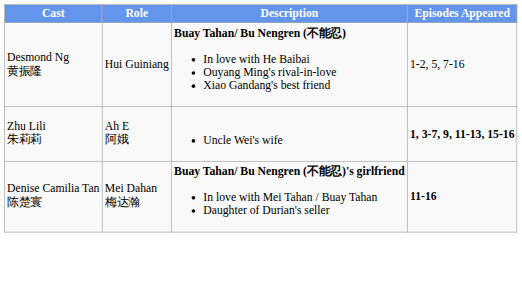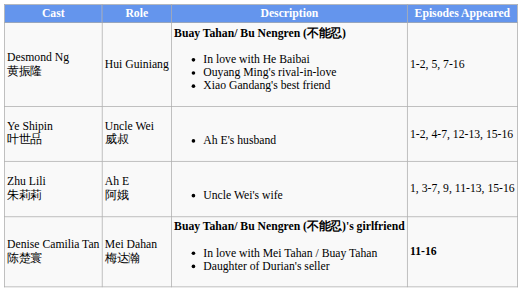+ row: (30, 133)
(462, 134) bold -> (462, 189) normal
